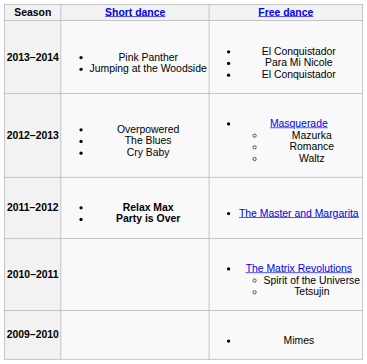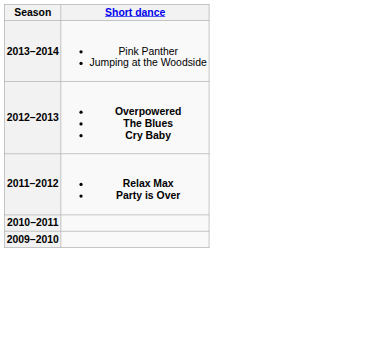- column: (286, 12)
(135, 141) normal -> (135, 124) bold
